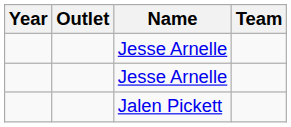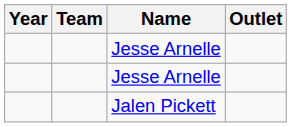columns swapped: (259, 19) <-> (83, 19)
